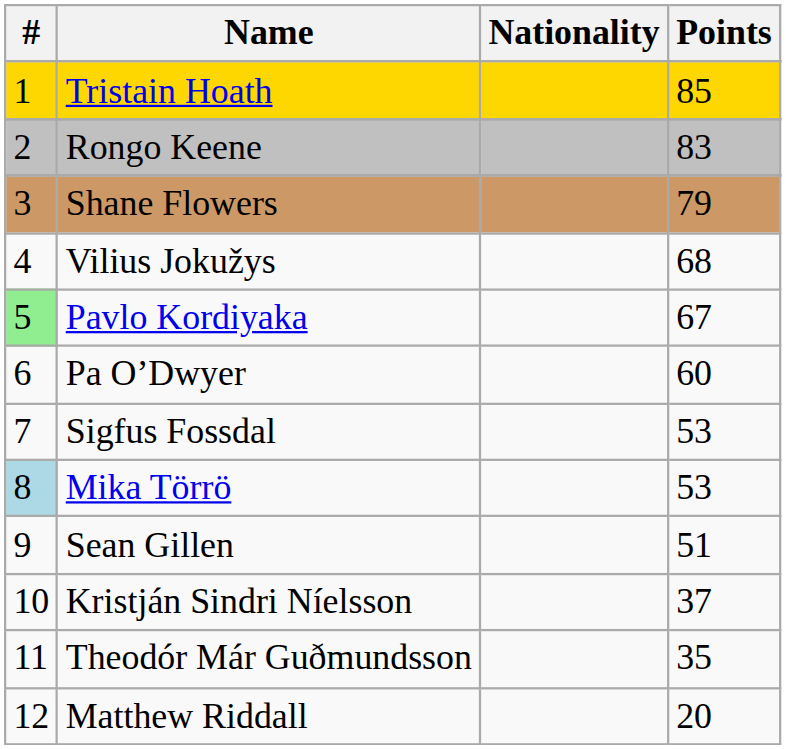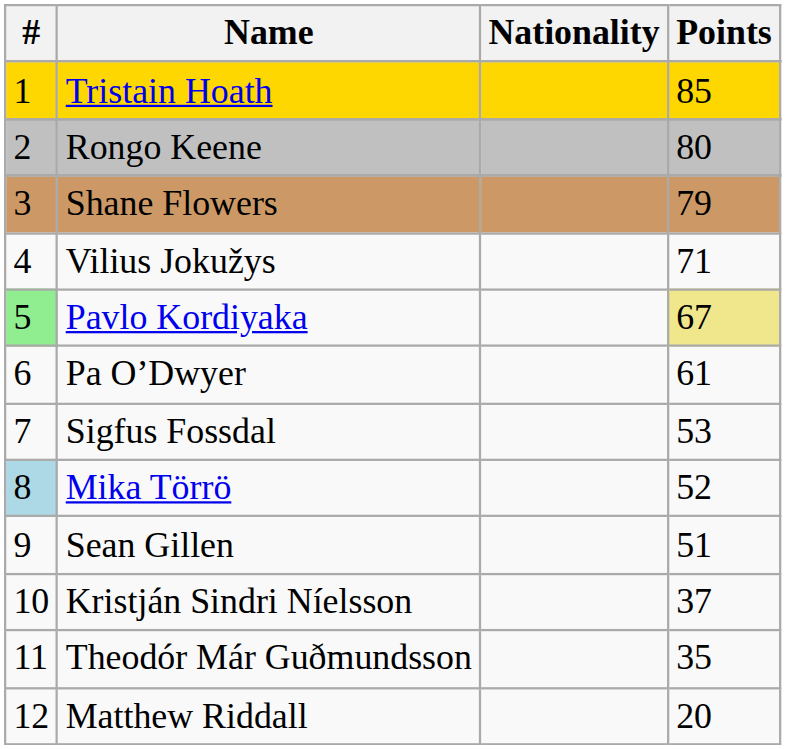(694, 146) 83 -> (694, 146) 80
(694, 260) 68 -> (694, 260) 71
(694, 317) no background -> (694, 317) khaki background
(694, 373) 60 -> (694, 373) 61
(694, 487) 53 -> (694, 487) 52
